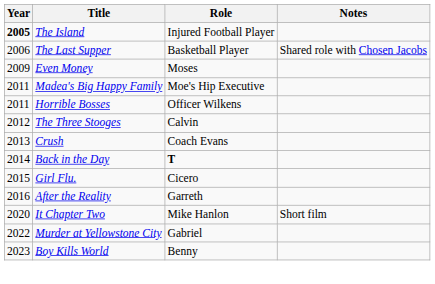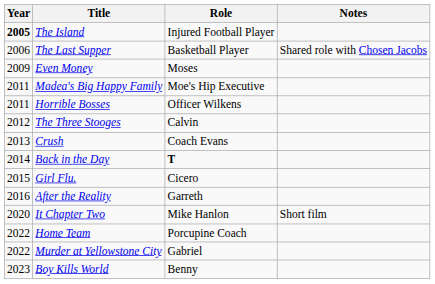+ row: (63, 232)
